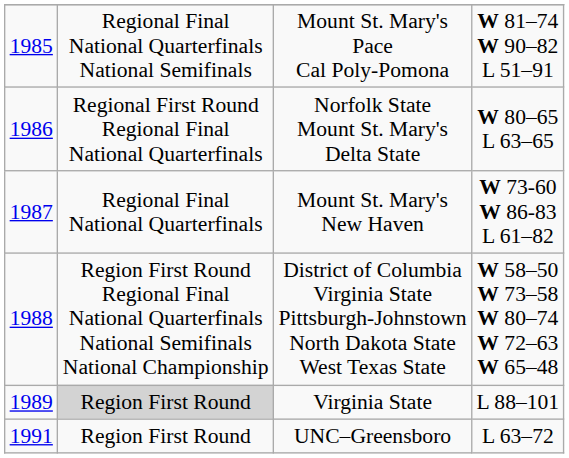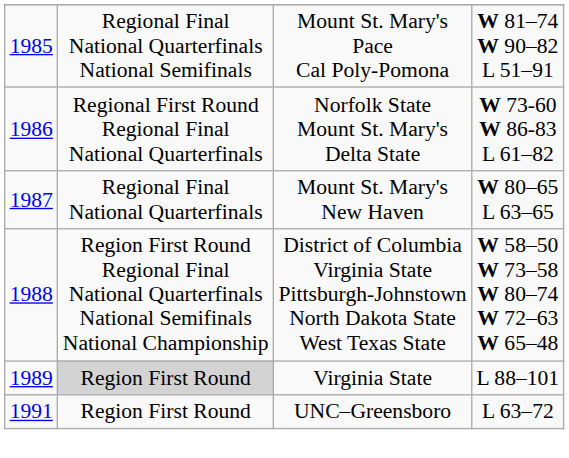(518, 128) W 80–65 L 63–65 -> (518, 128) W 73-60 W 86-83 L 61–82
(518, 211) W 73-60 W 86-83 L 61–82 -> (518, 199) W 80–65 L 63–65
